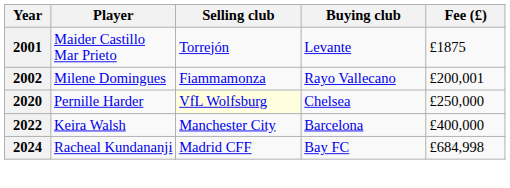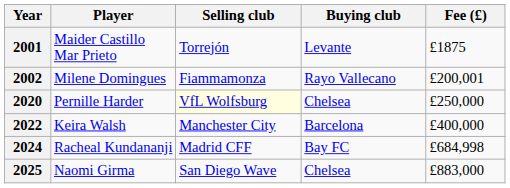+ row: (28, 170)
